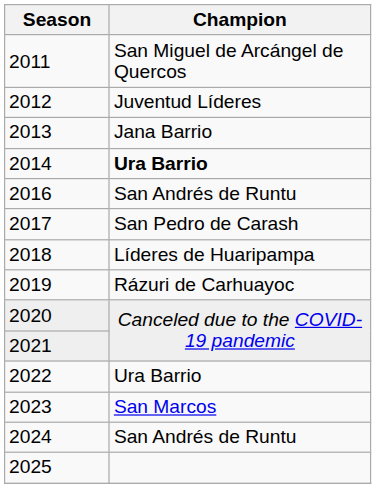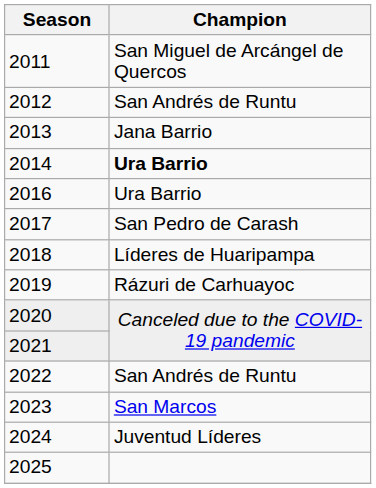(188, 102) Juventud Líderes -> (205, 102) San Andrés de Runtu
(205, 193) San Andrés de Runtu -> (158, 193) Ura Barrio
(158, 376) Ura Barrio -> (205, 376) San Andrés de Runtu
(205, 437) San Andrés de Runtu -> (188, 437) Juventud Líderes
